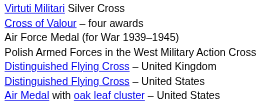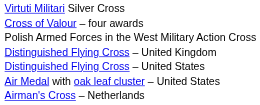- row: (92, 38)
+ row: (75, 96)
